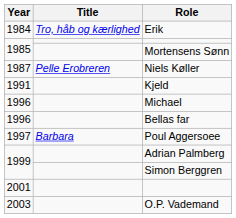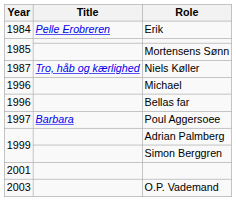(88, 30) Tro, håb og kærlighed -> (73, 30) Pelle Erobreren
(73, 68) Pelle Erobreren -> (88, 68) Tro, håb og kærlighed
- row: (19, 85)
